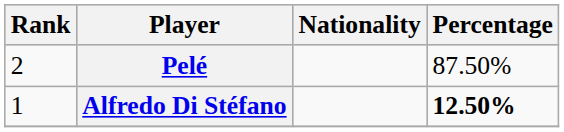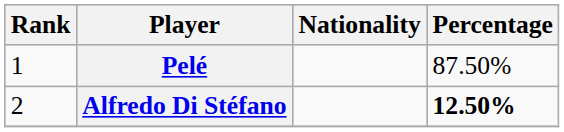(17, 65) 2 -> (17, 65) 1
(17, 106) 1 -> (17, 106) 2
